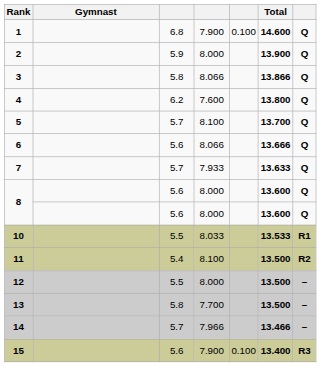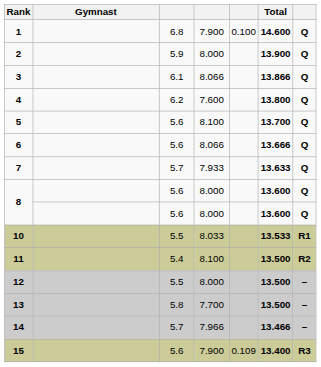(177, 76) 5.8 -> (177, 76) 6.1
(177, 122) 5.7 -> (177, 122) 5.6
(244, 350) 0.100 -> (244, 350) 0.109
